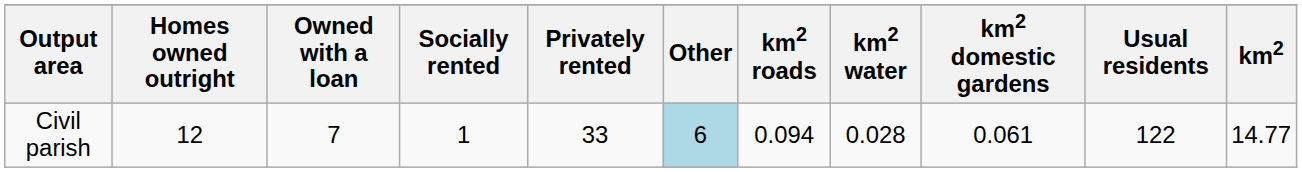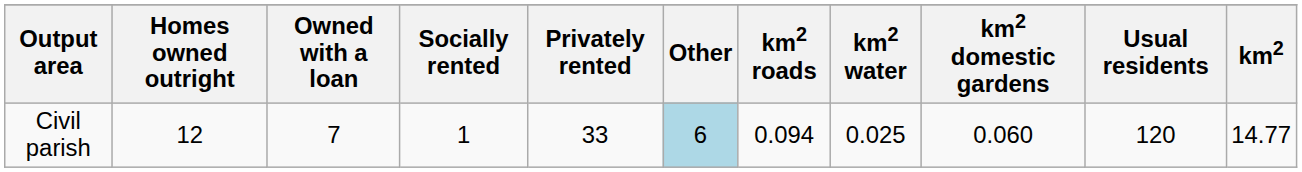(876, 134) 0.028 -> (876, 134) 0.025
(1003, 134) 0.061 -> (1003, 134) 0.060
(1156, 134) 122 -> (1156, 134) 120
